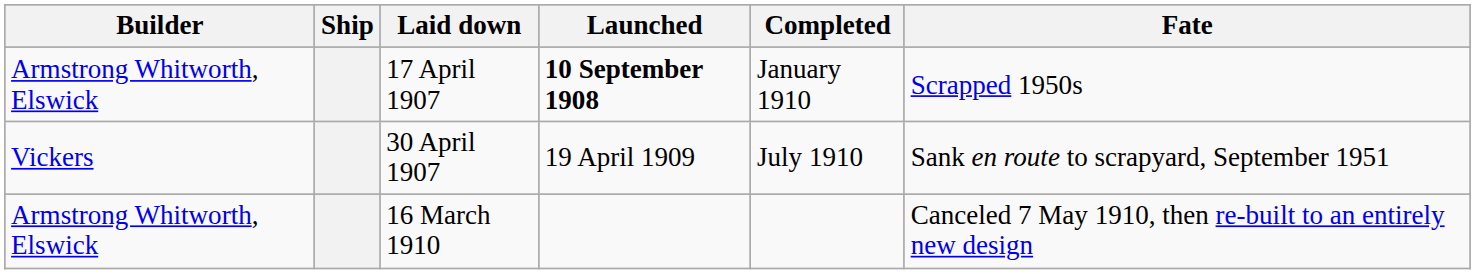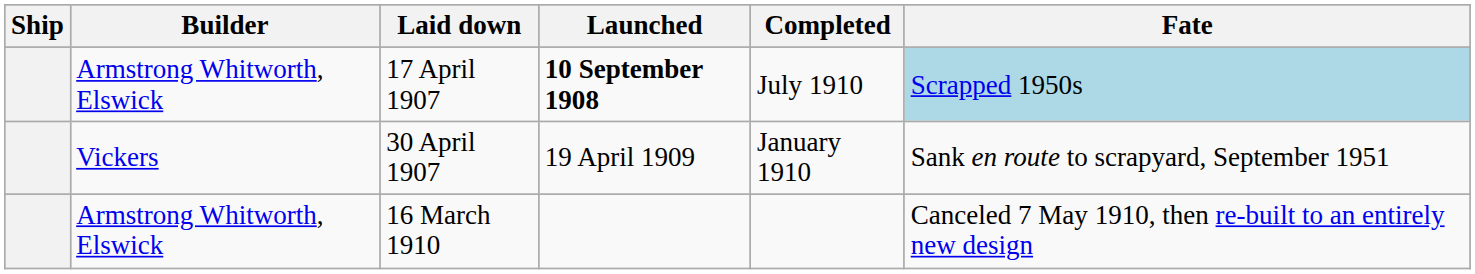columns swapped: (347, 25) <-> (160, 25)
(799, 84) January 1910 -> (810, 84) July 1910
(997, 84) no background -> (997, 84) lightblue background
(810, 157) July 1910 -> (799, 157) January 1910
